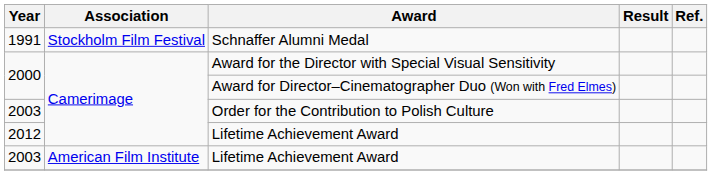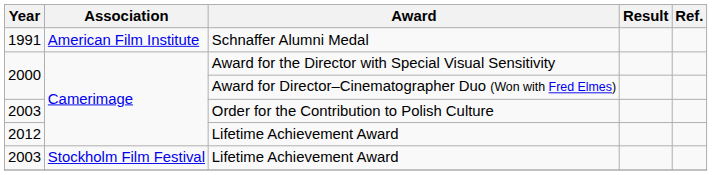(126, 39) Stockholm Film Festival -> (124, 39) American Film Institute
(124, 157) American Film Institute -> (126, 157) Stockholm Film Festival
